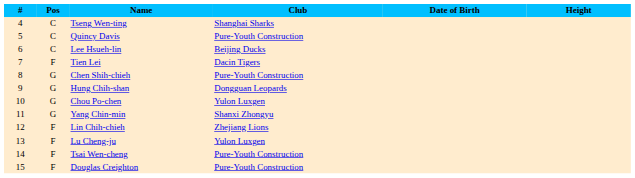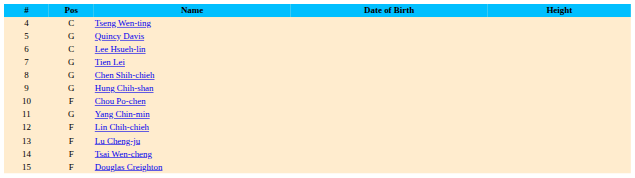- column: (298, 10)
(53, 36) C -> (71, 36) G
(53, 62) F -> (71, 62) G
(53, 101) G -> (71, 101) F
